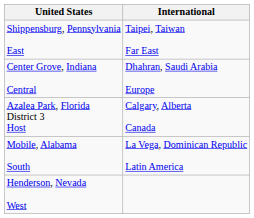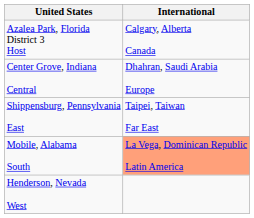rows swapped: (48, 117) <-> (64, 39)
(186, 155) no background -> (186, 155) lightsalmon background
